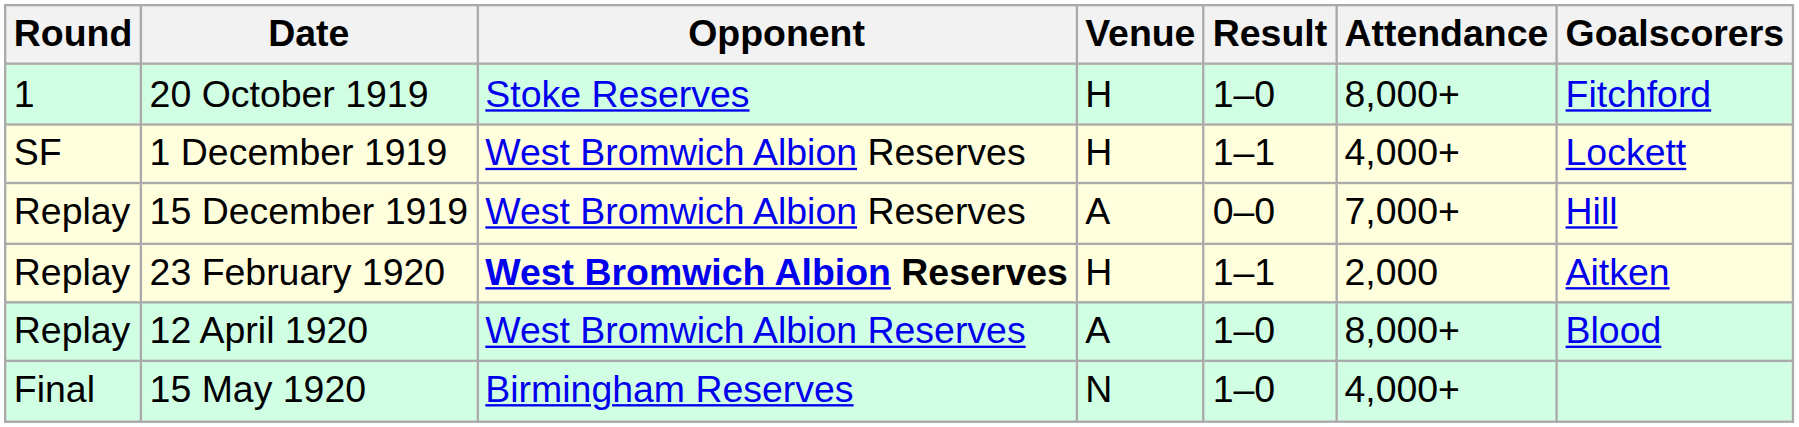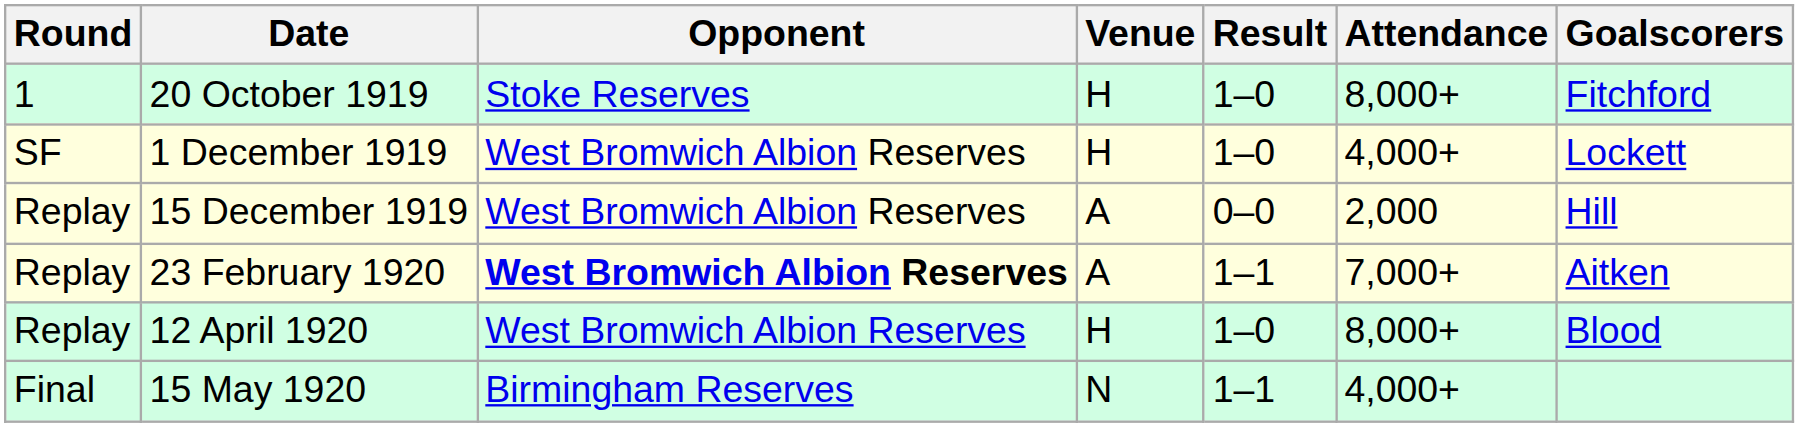(1244, 152) 1–1 -> (1244, 152) 1–0
(1402, 212) 7,000+ -> (1391, 212) 2,000
(1099, 271) H -> (1098, 271) A
(1391, 271) 2,000 -> (1402, 271) 7,000+
(1098, 331) A -> (1099, 331) H
(1244, 390) 1–0 -> (1244, 390) 1–1
